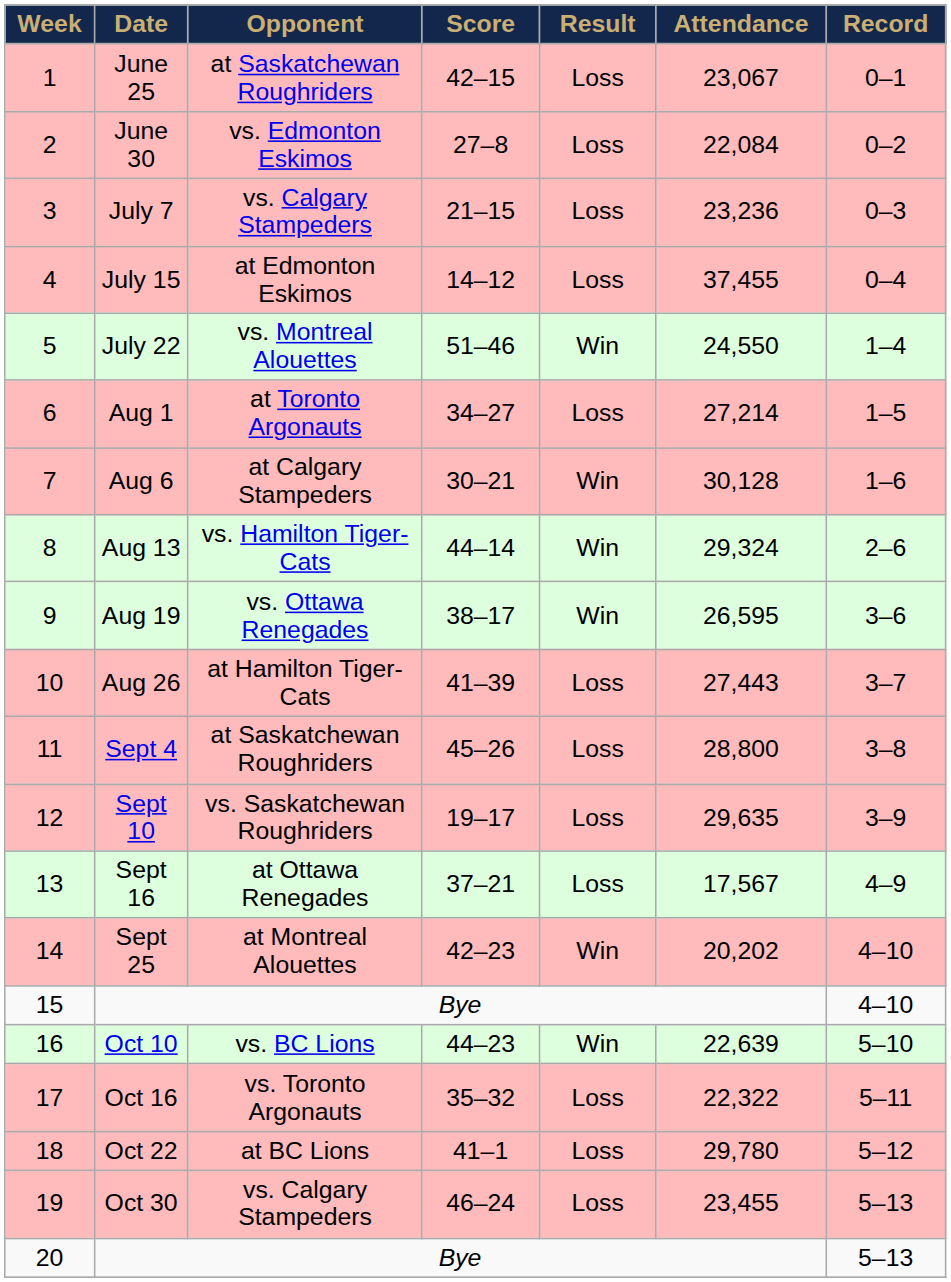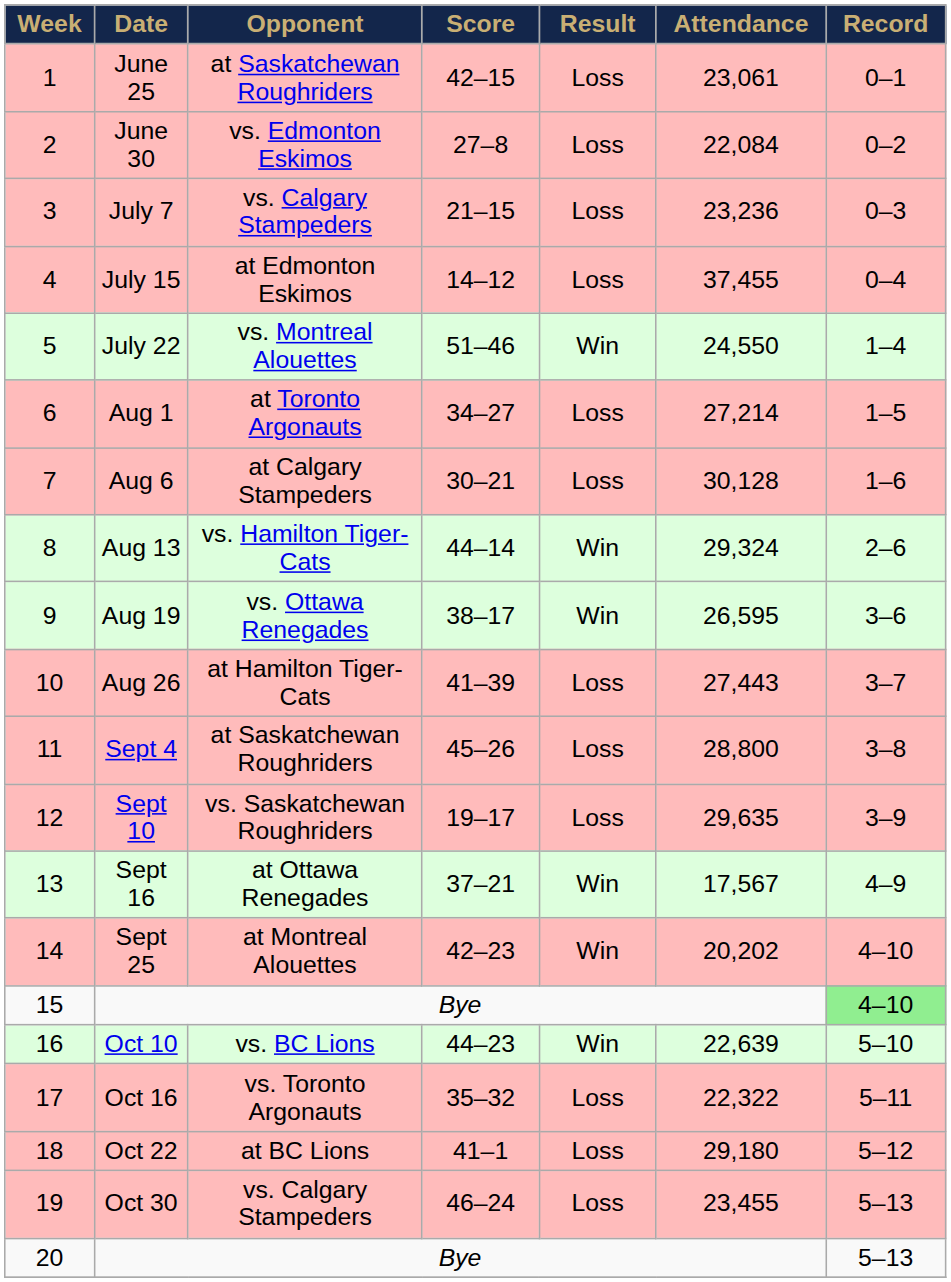(741, 77) 23,067 -> (741, 77) 23,061
(598, 480) Win -> (598, 480) Loss
(598, 884) Loss -> (598, 884) Win
(886, 1004) no background -> (886, 1004) lightgreen background
(741, 1150) 29,780 -> (741, 1150) 29,180
